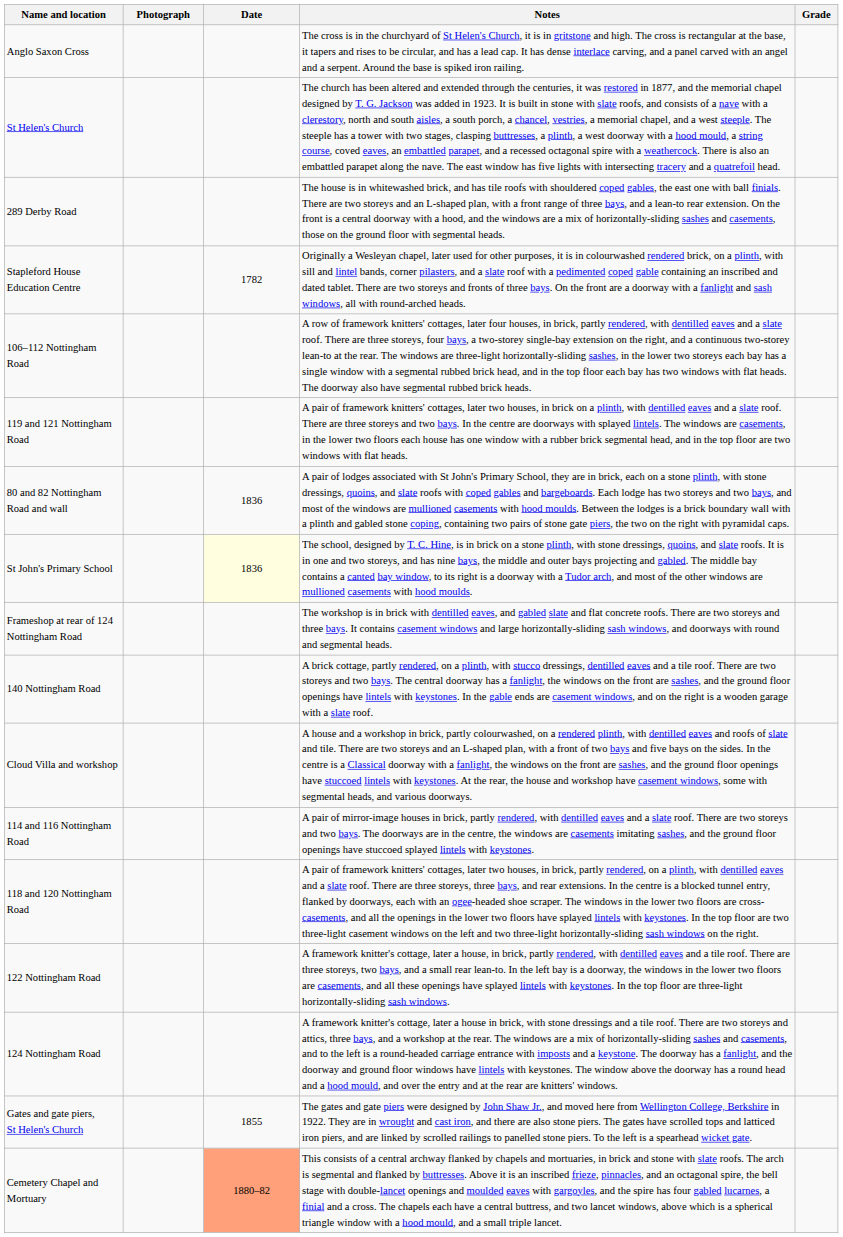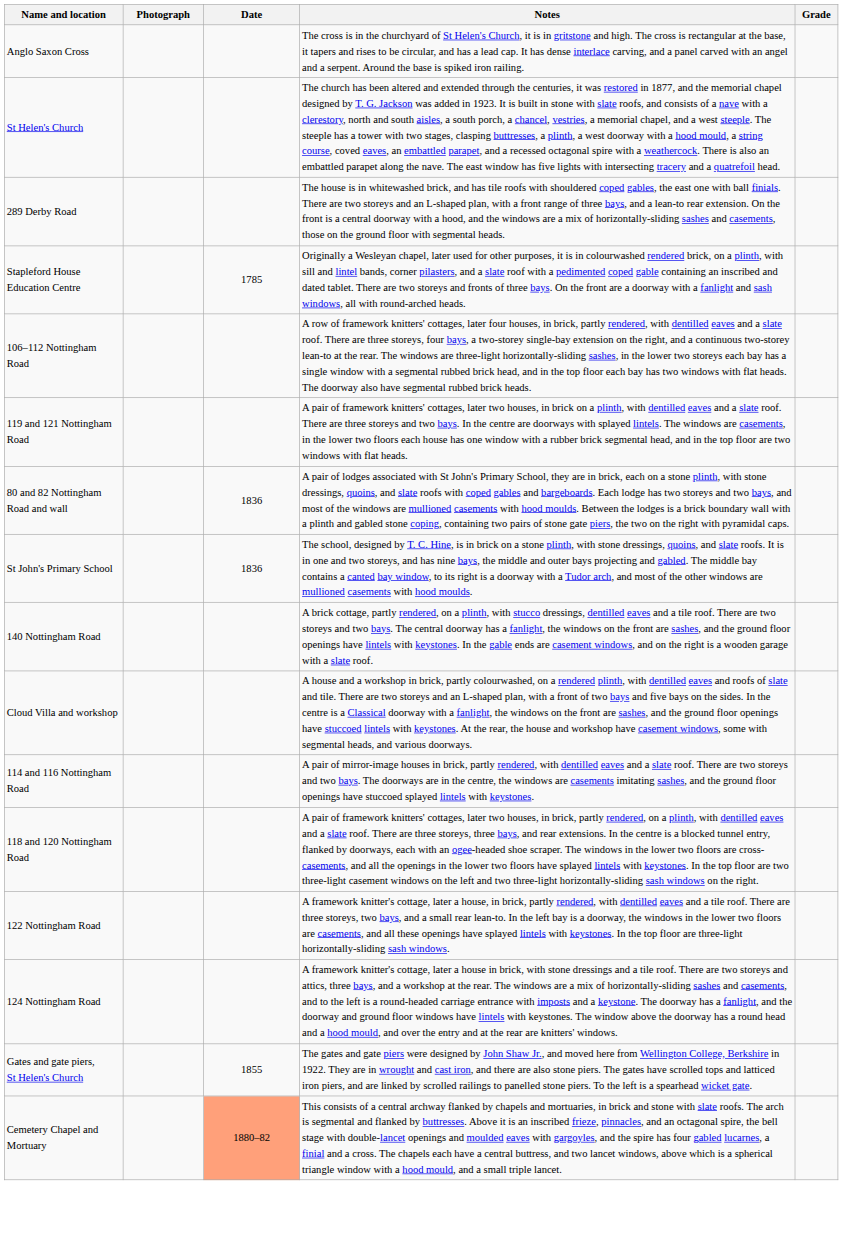(252, 279) 1782 -> (252, 279) 1785
(252, 568) lightyellow background -> (252, 568) no background
- row: (60, 628)
